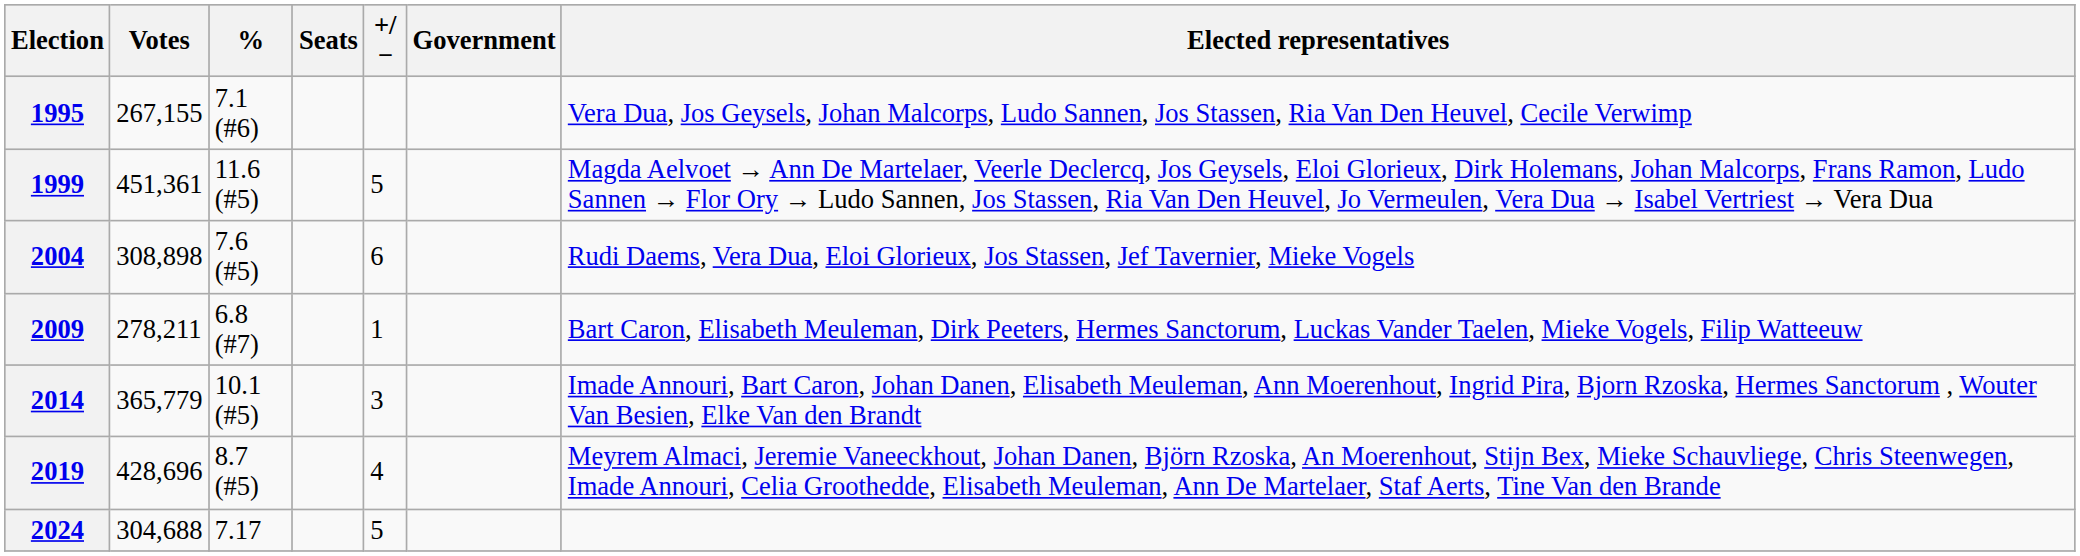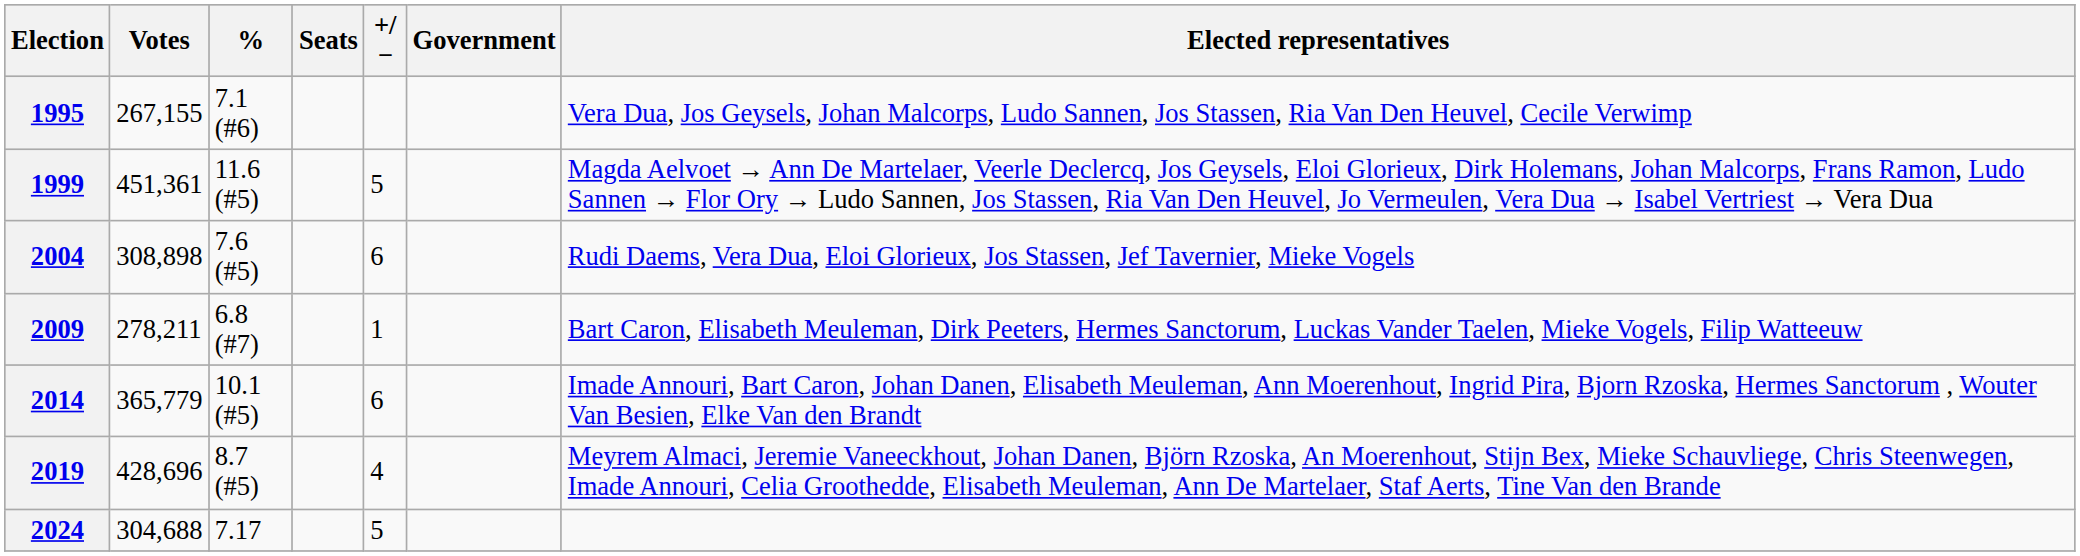(377, 400) 3 -> (377, 400) 6
